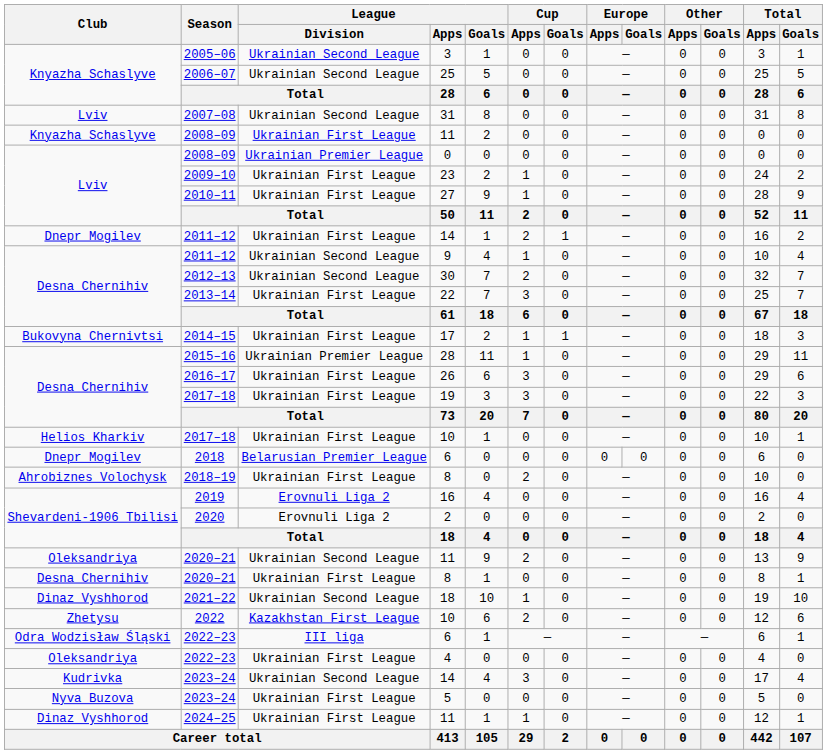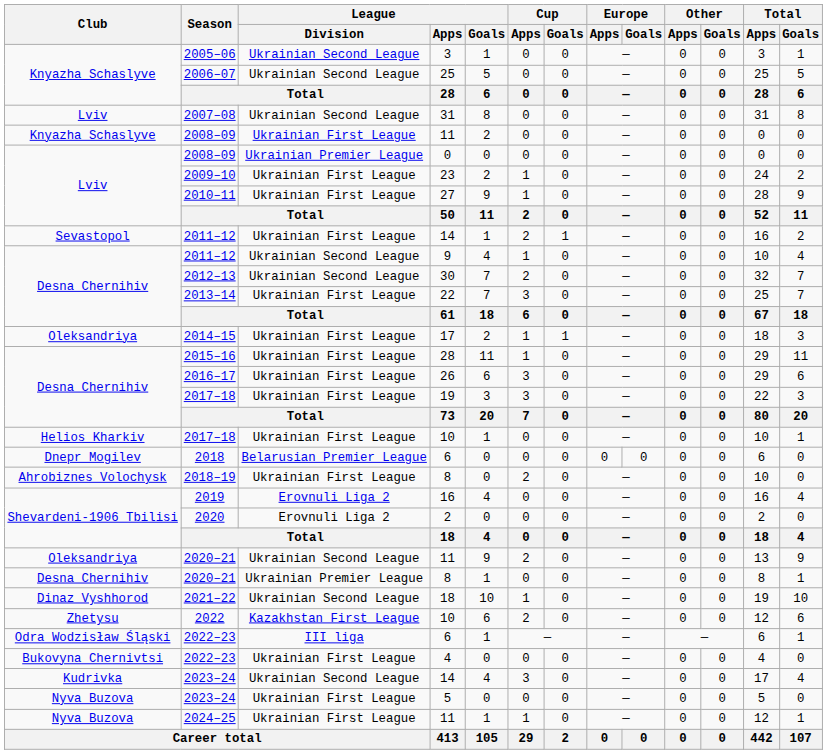(93, 236) Dnepr Mogilev -> (93, 236) Sevastopol
(93, 337) Bukovyna Chernivtsi -> (93, 337) Oleksandriya
(334, 357) Ukrainian Premier League -> (334, 357) Ukrainian First League
(334, 578) Ukrainian First League -> (334, 578) Ukrainian Premier League
(93, 659) Oleksandriya -> (93, 659) Bukovyna Chernivtsi
(93, 719) Dinaz Vyshhorod -> (93, 719) Nyva Buzova
